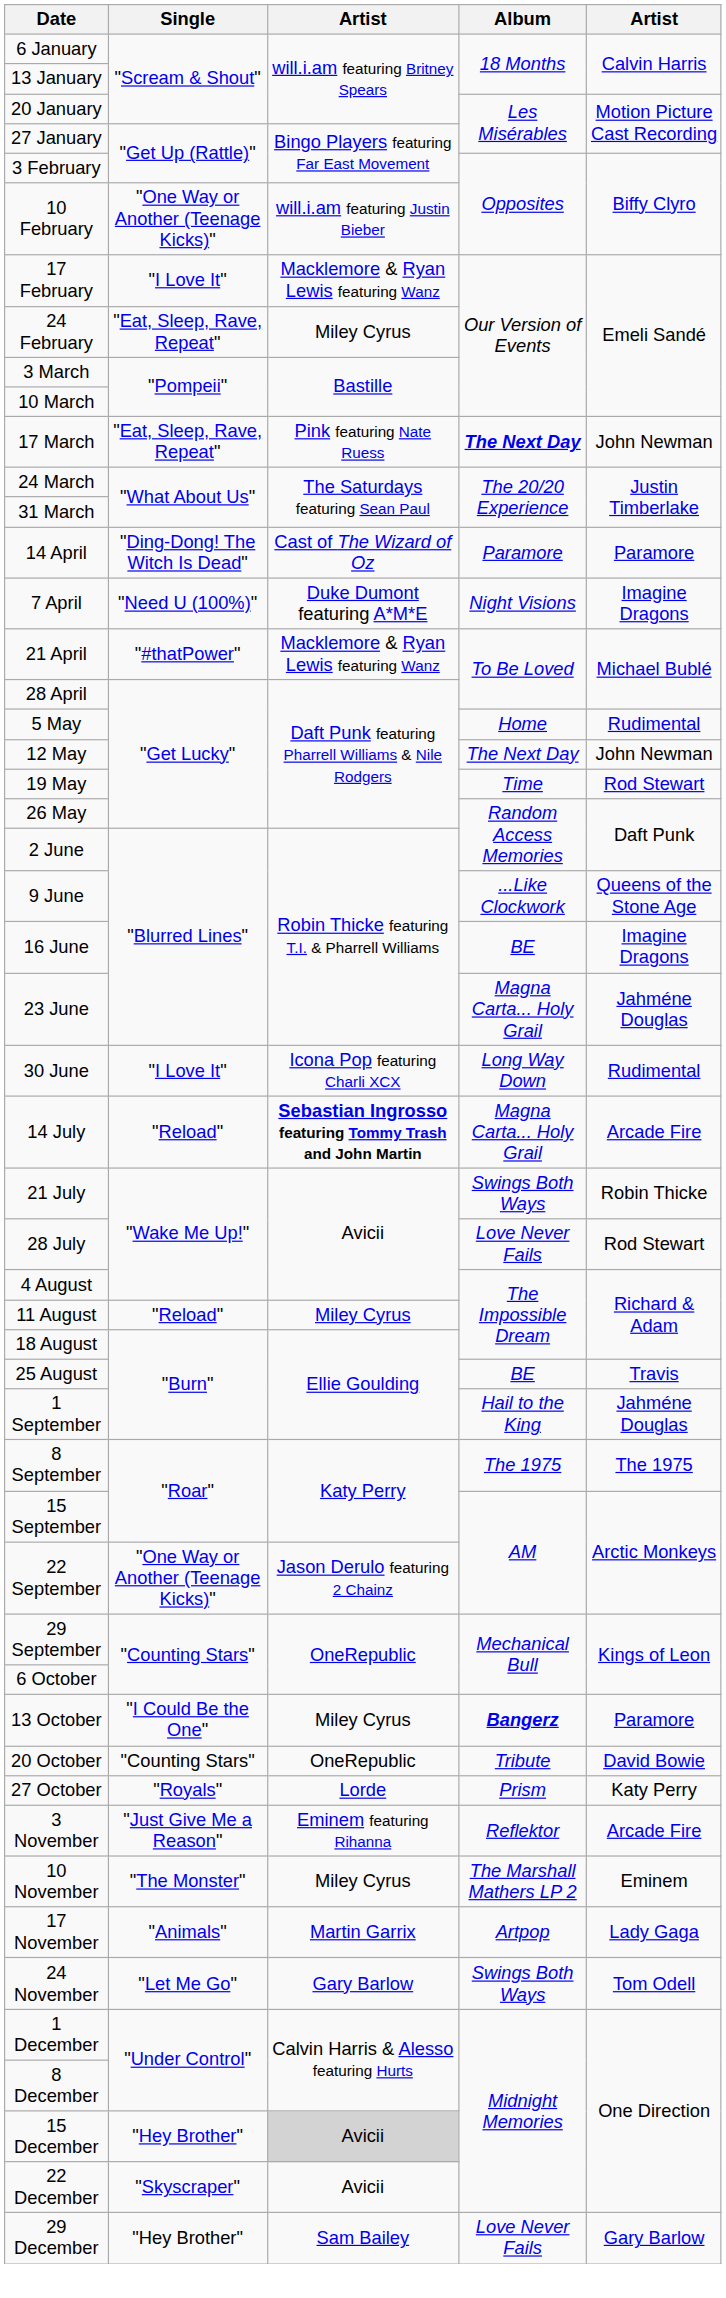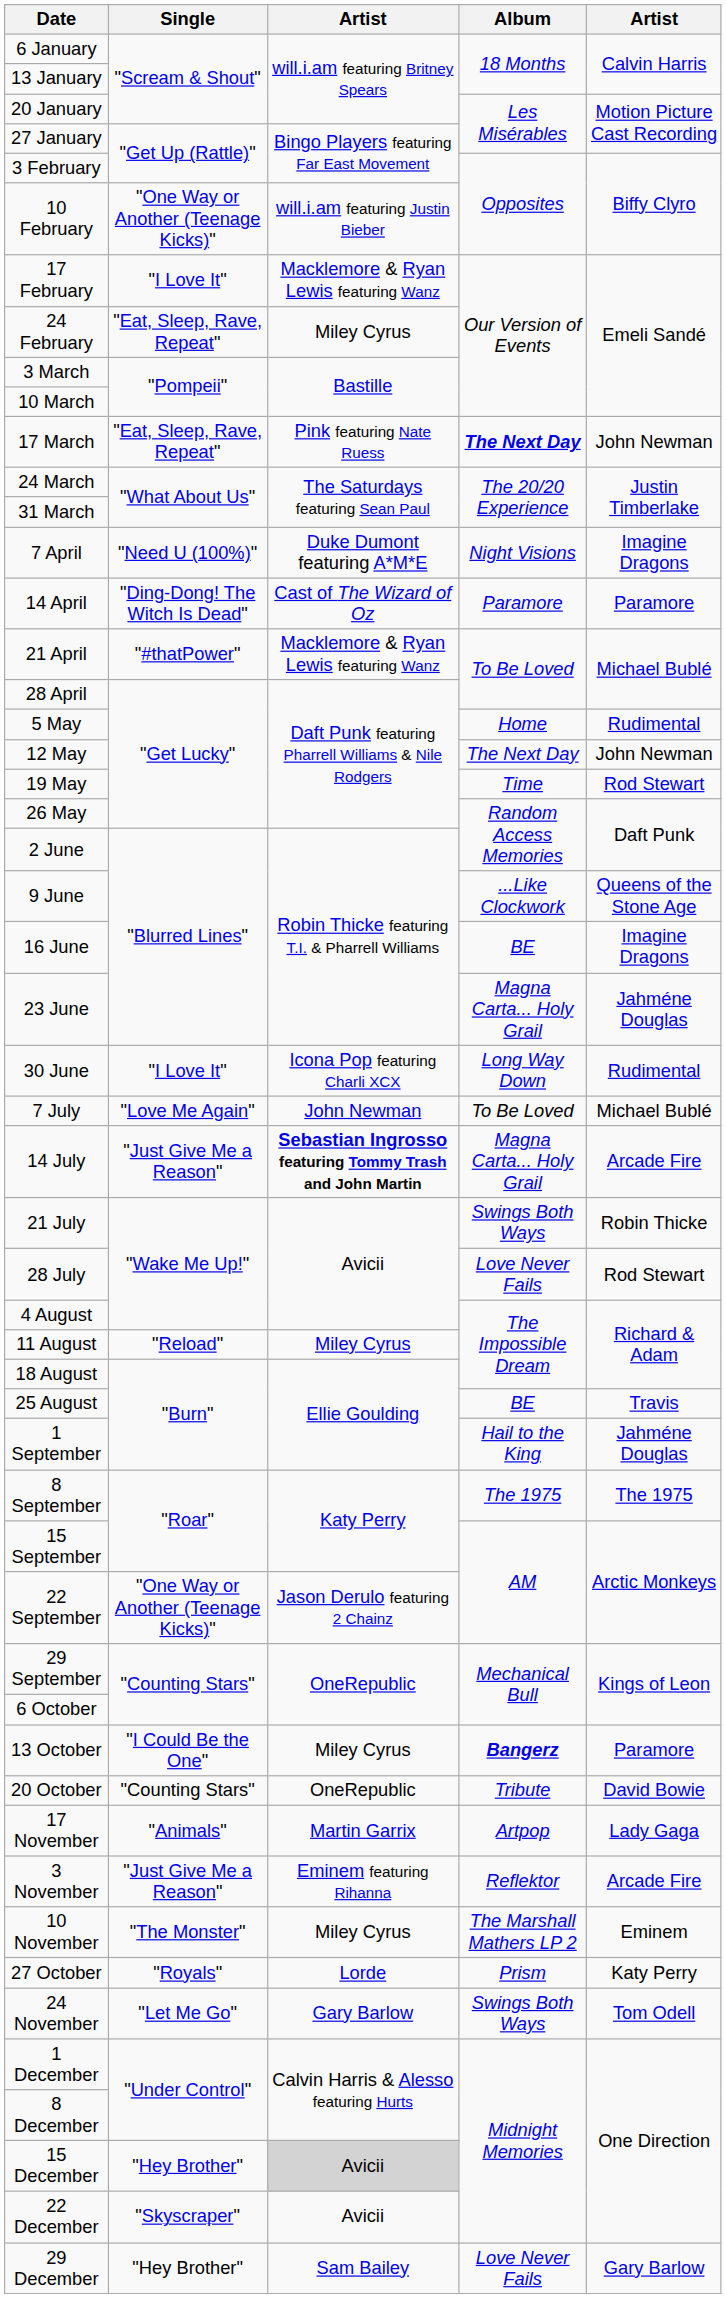rows swapped: (56, 602) <-> (56, 551)
+ row: (56, 1110)
(188, 1131) "Reload" -> (188, 1161) "Just Give Me a Reason"
rows swapped: (56, 1789) <-> (56, 1931)
